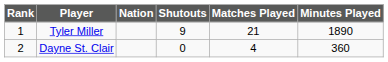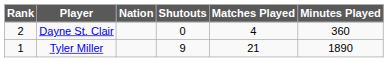rows swapped: (76, 31) <-> (76, 48)
